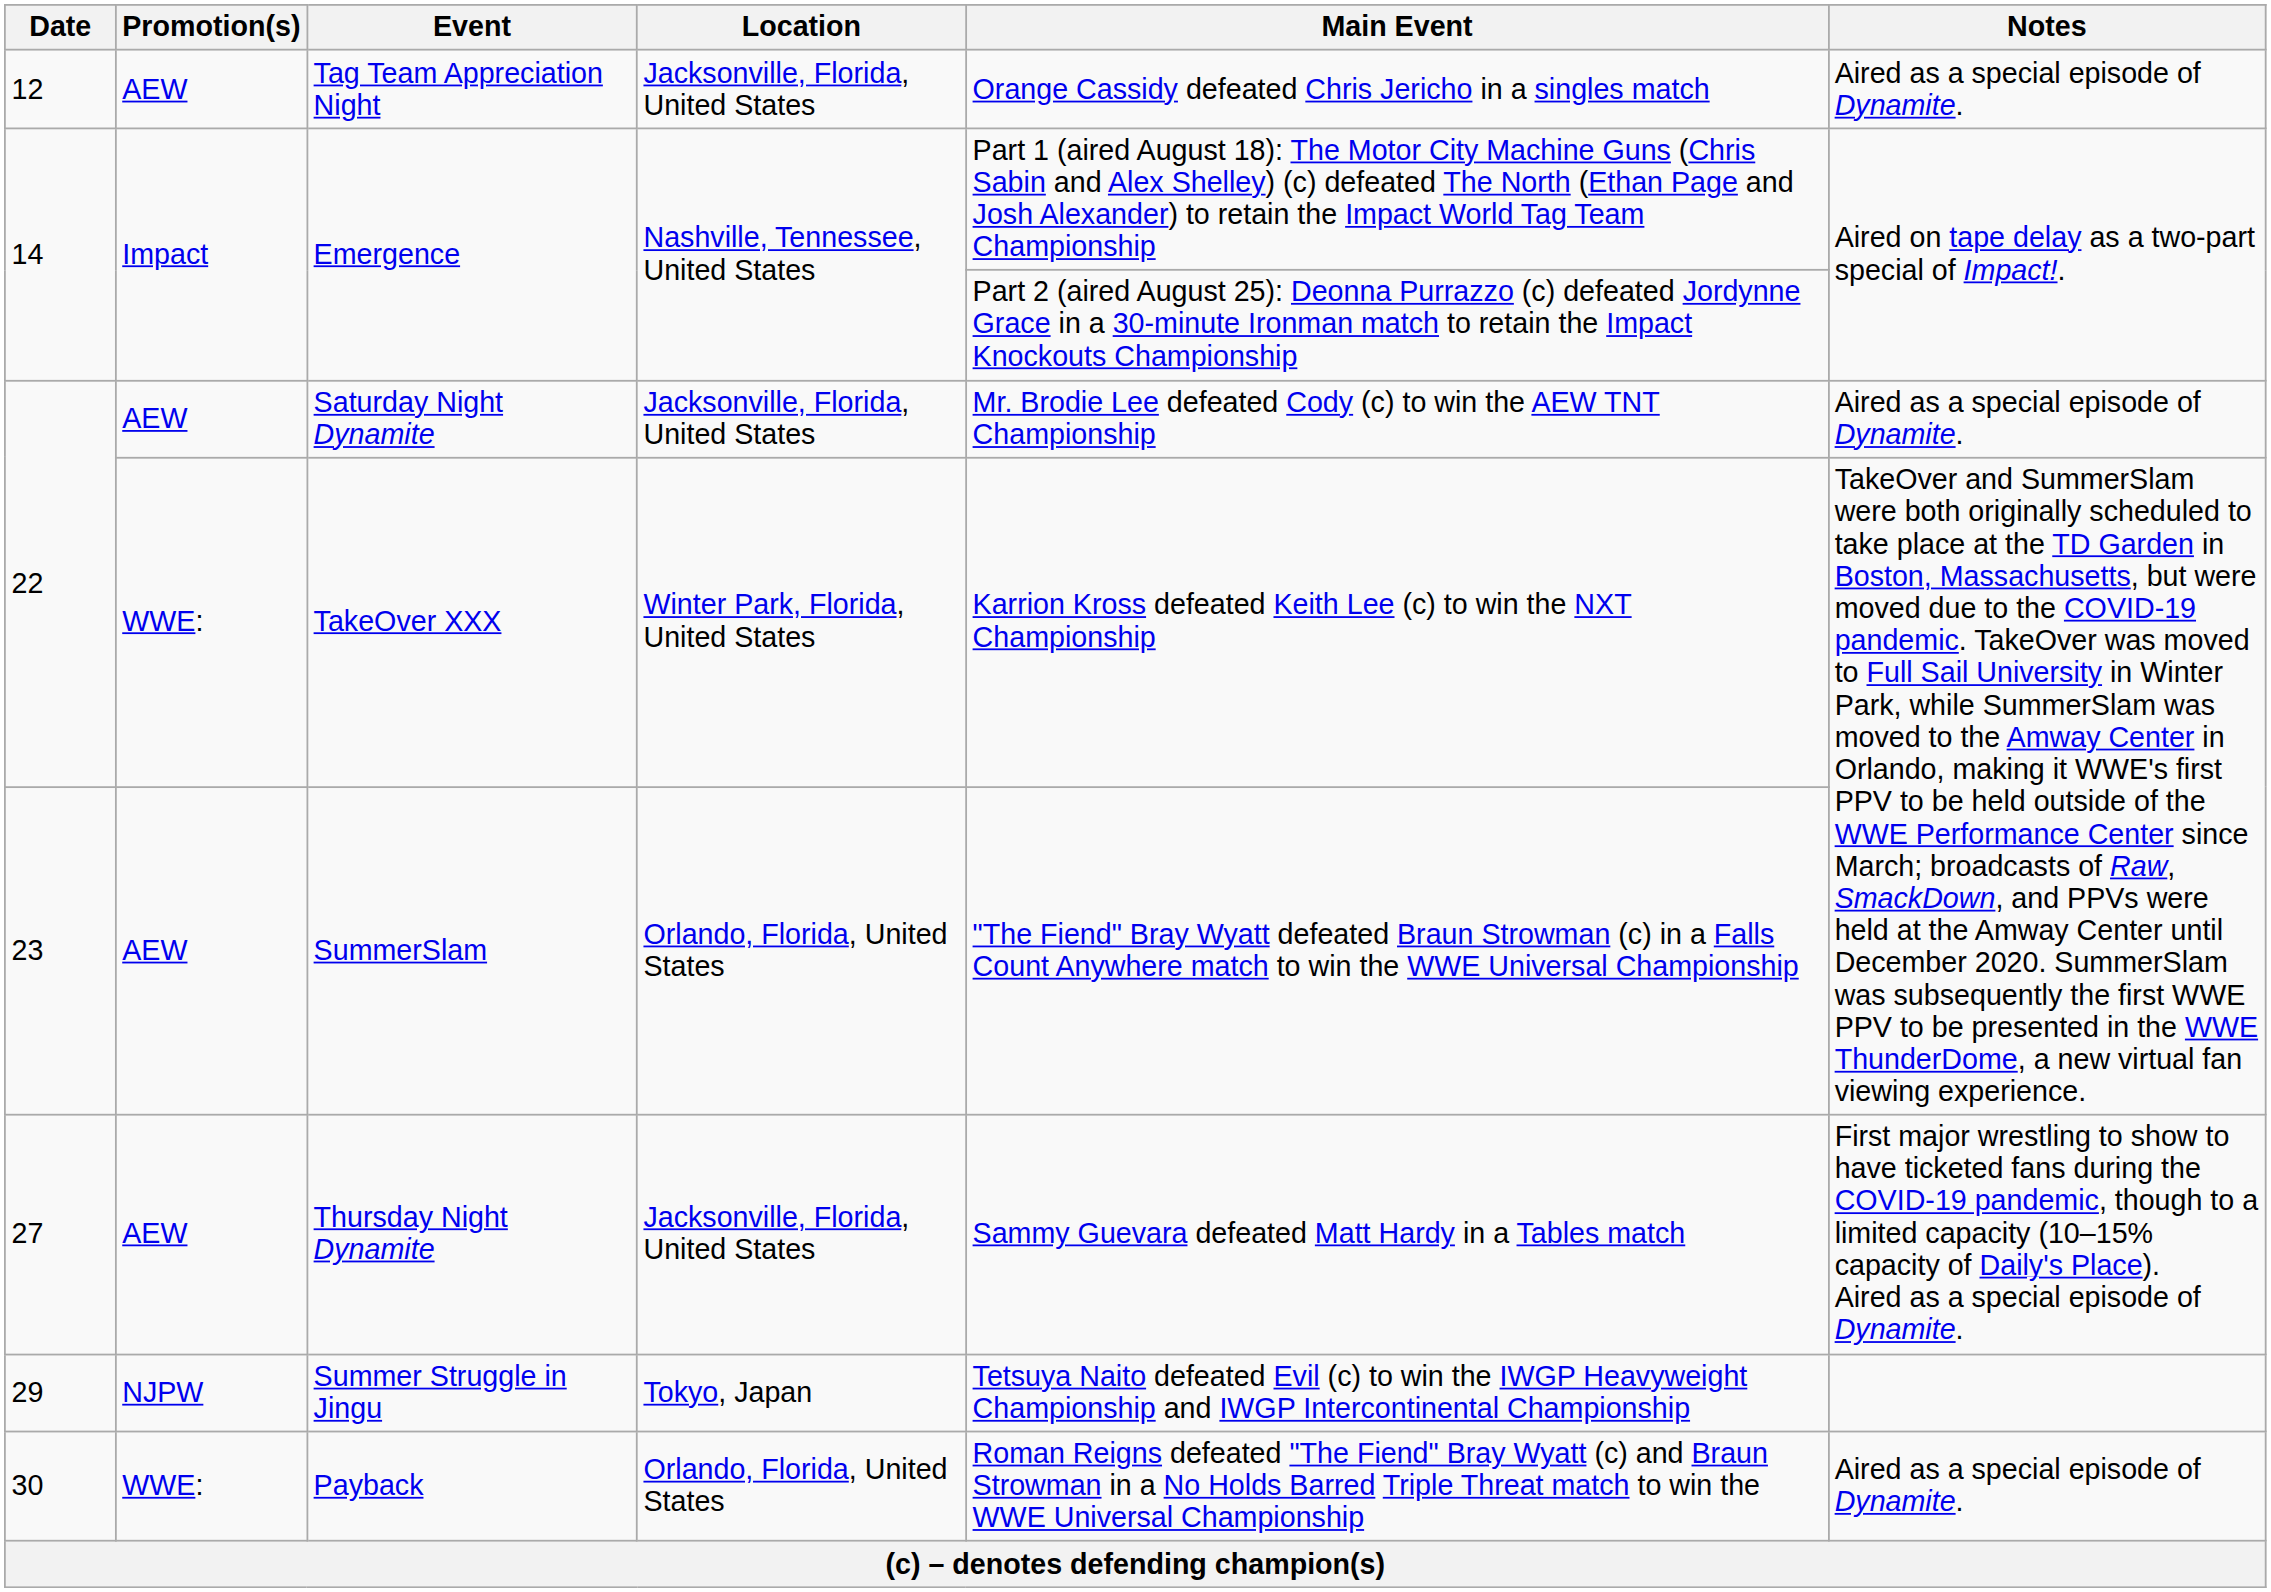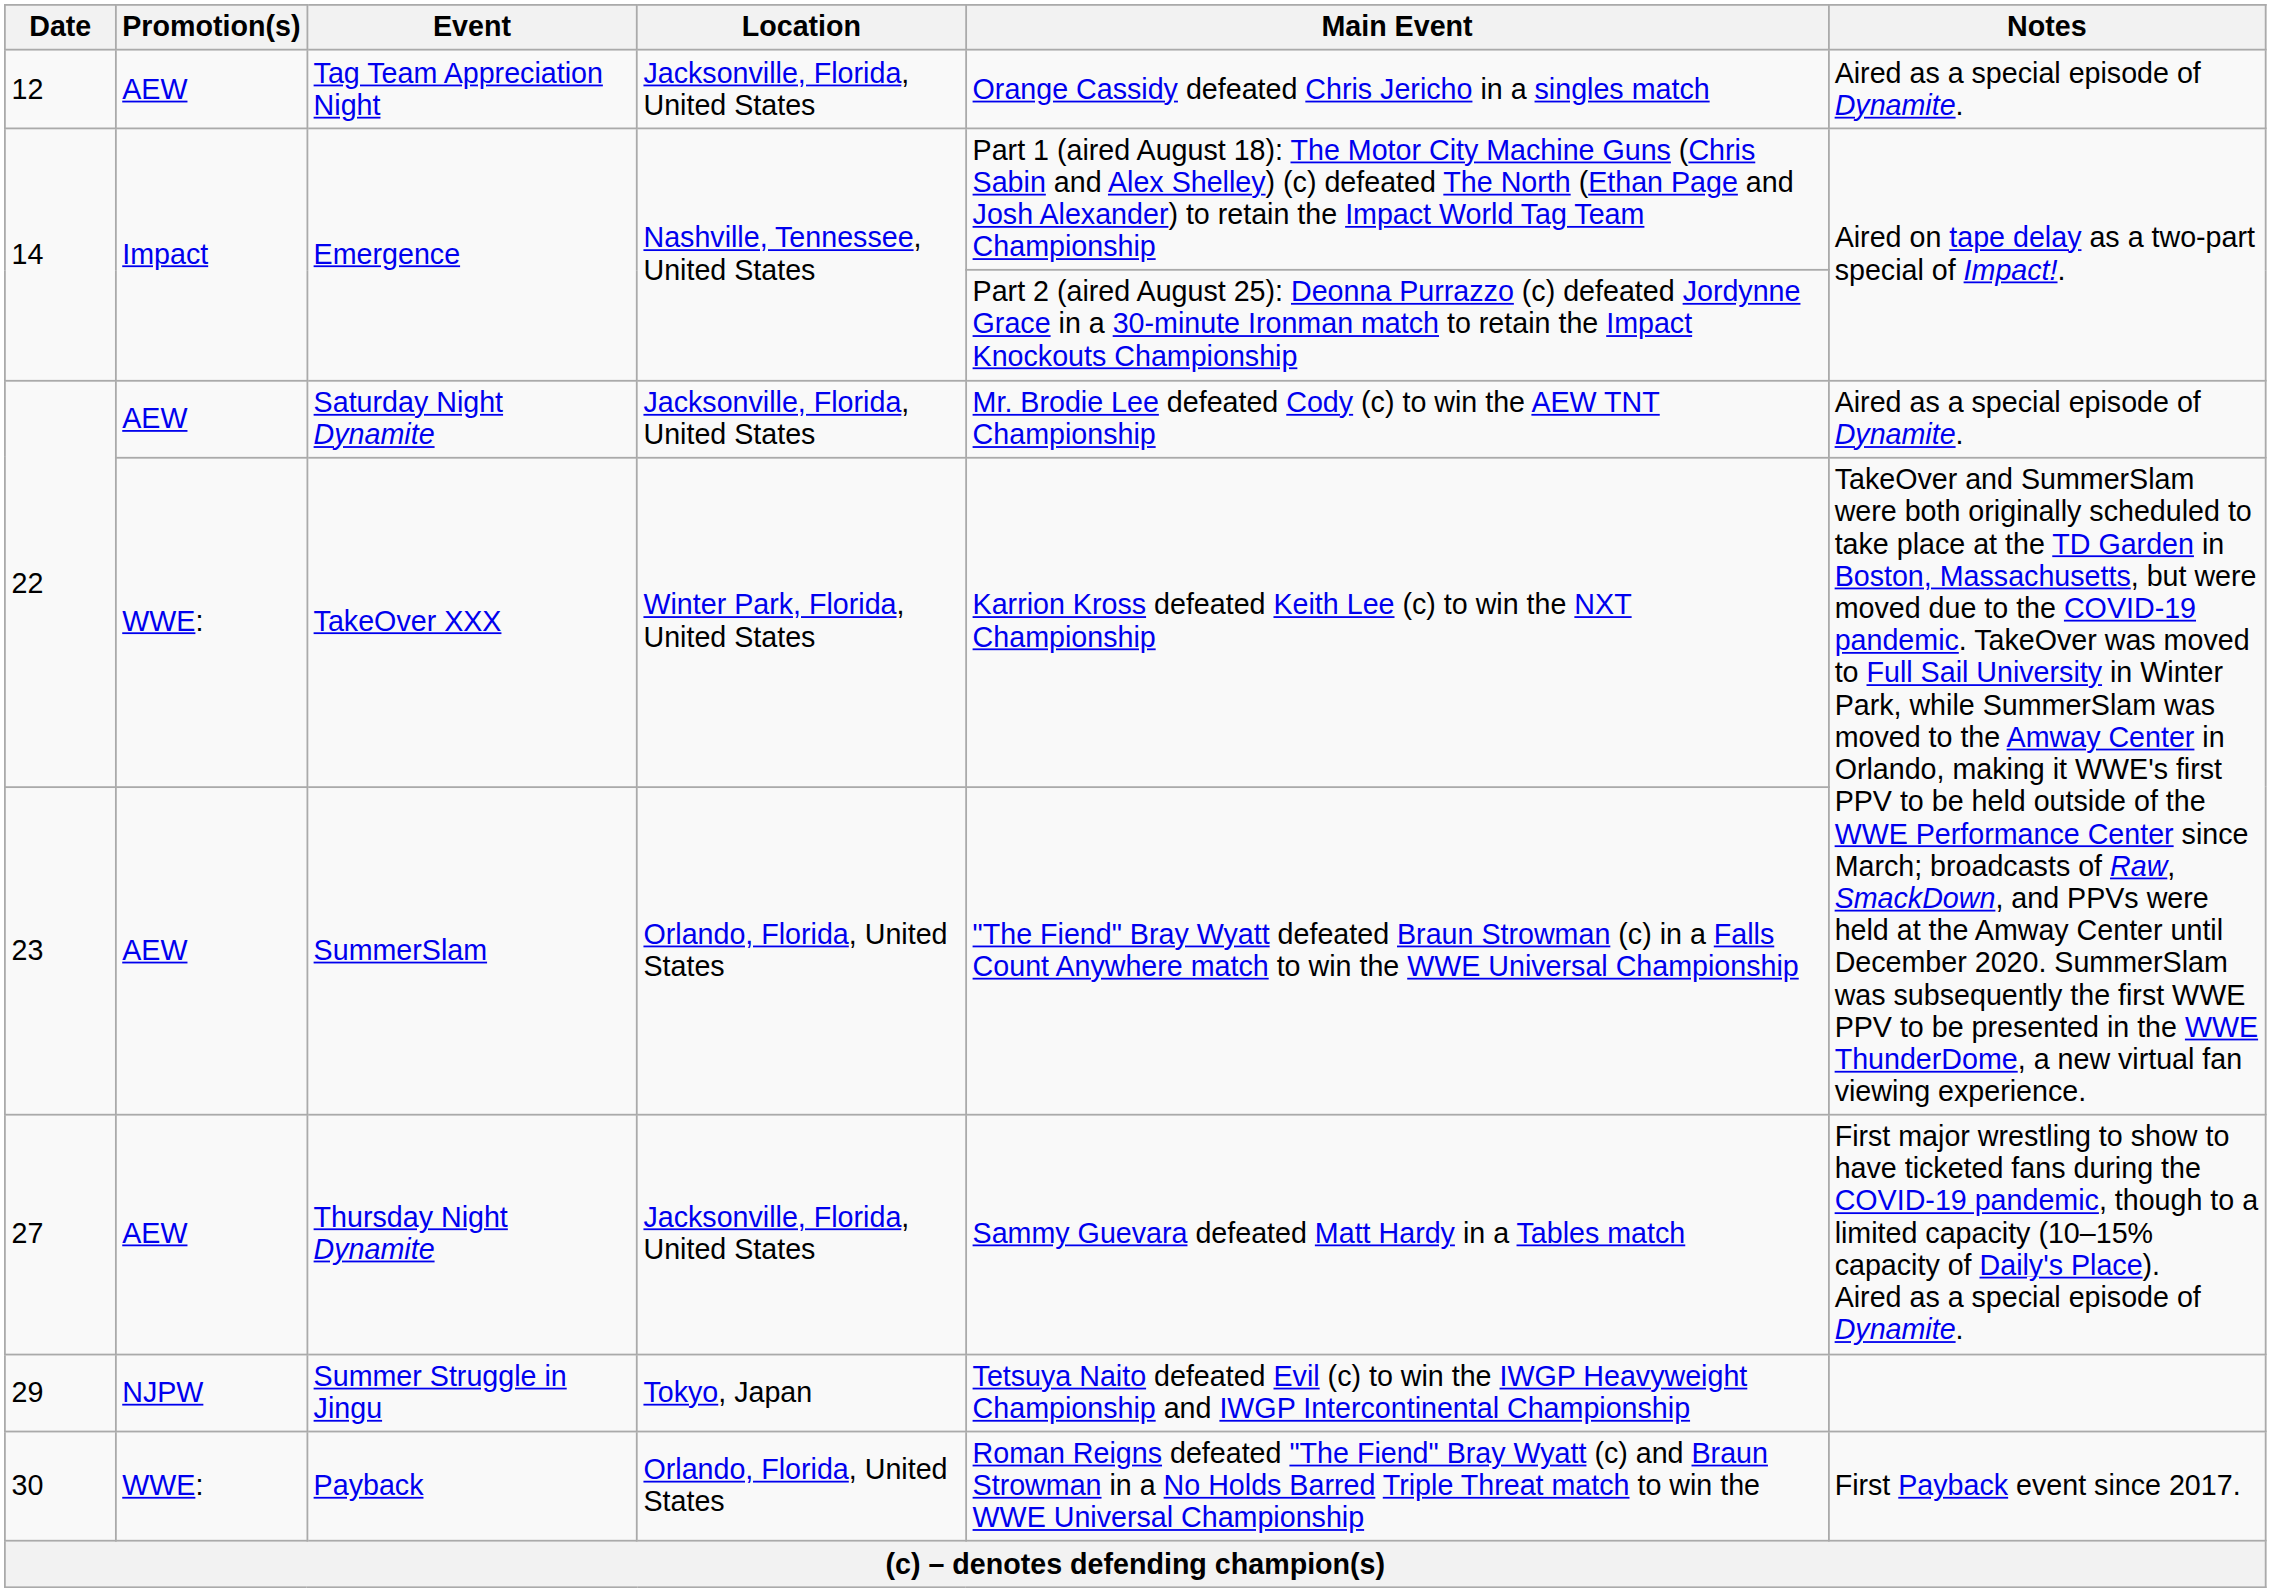(2018, 1486) Aired as a special episode of Dynamite. -> (2038, 1486) First Payback event since 2017.
